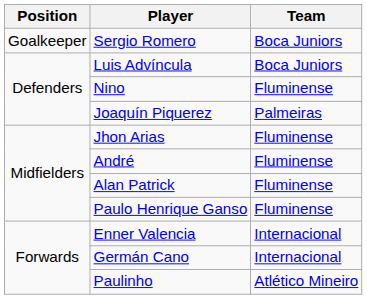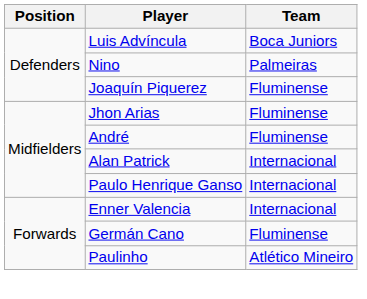- row: (145, 40)
(294, 88) Fluminense -> (283, 64) Palmeiras
(288, 112) Palmeiras -> (289, 88) Fluminense
(294, 185) Fluminense -> (293, 161) Internacional
(294, 209) Fluminense -> (293, 185) Internacional
(298, 257) Internacional -> (289, 233) Fluminense
